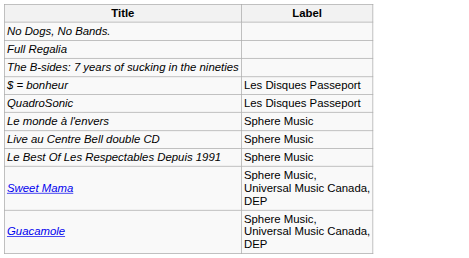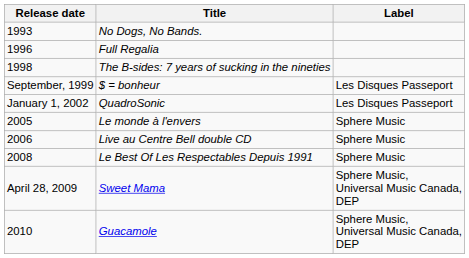+ column: (50, 13)
